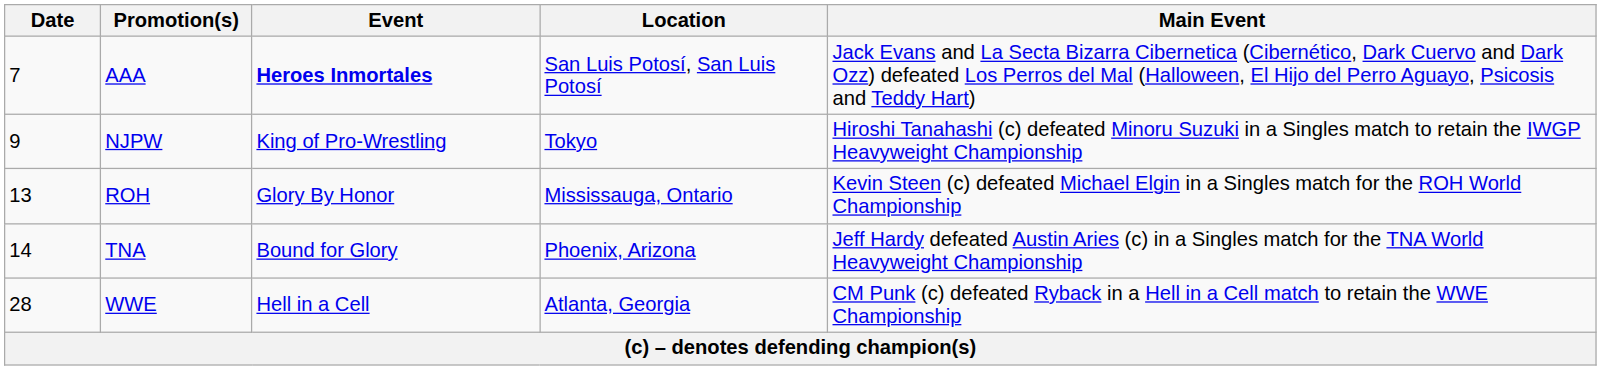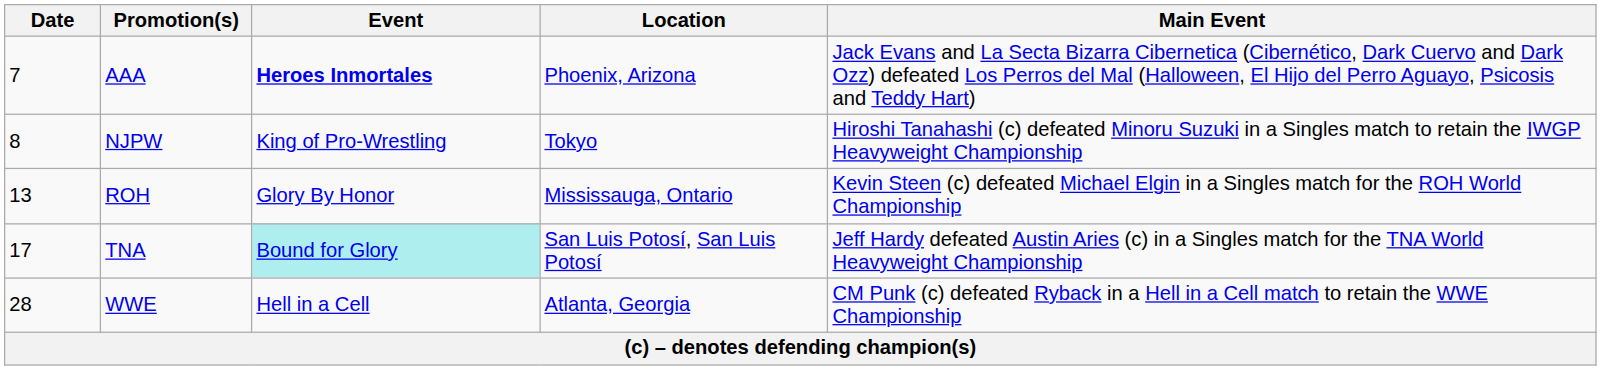(660, 75) San Luis Potosí, San Luis Potosí -> (620, 75) Phoenix, Arizona
(15, 141) 9 -> (15, 141) 8
(20, 250) 14 -> (20, 250) 17
(327, 250) no background -> (327, 250) paleturquoise background
(620, 250) Phoenix, Arizona -> (660, 250) San Luis Potosí, San Luis Potosí
